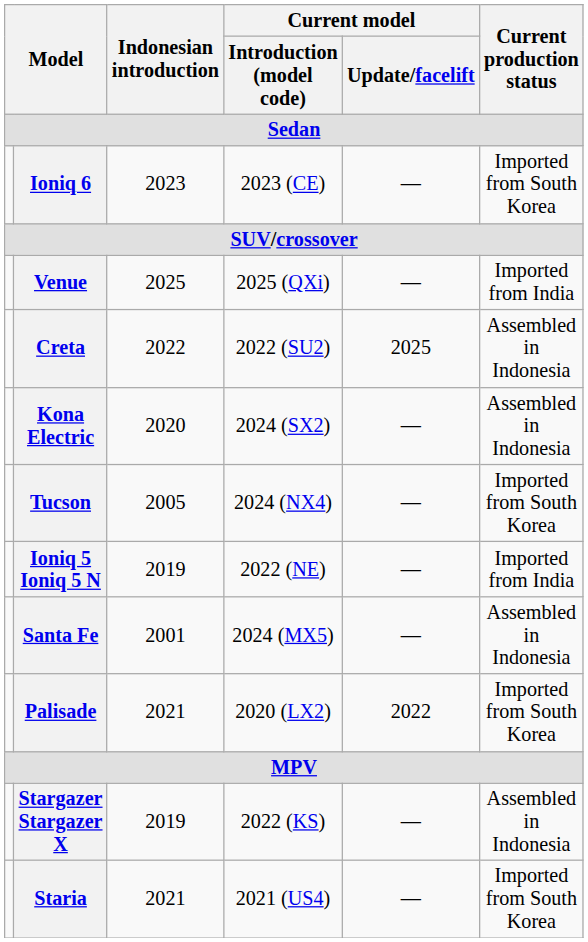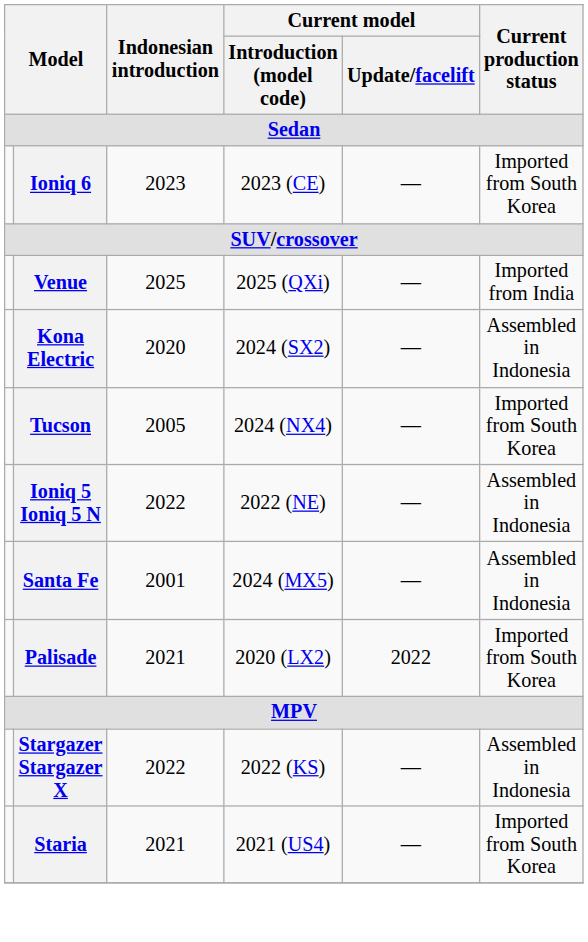- row: (61, 348)
(165, 569) 2019 -> (165, 503) 2022
(531, 569) Imported from India -> (531, 503) Assembled in Indonesia
(165, 821) 2019 -> (165, 767) 2022
